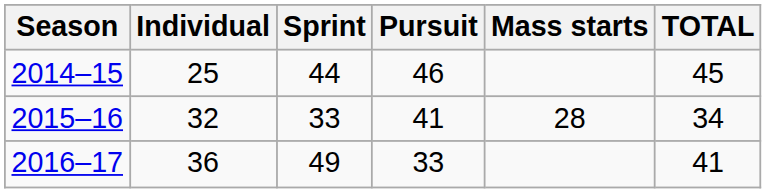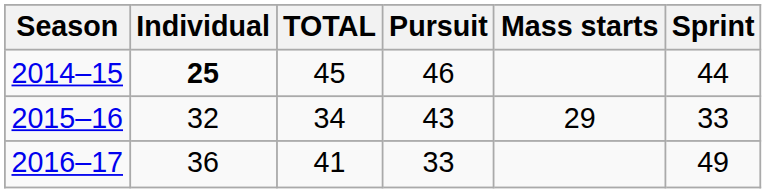columns swapped: (324, 27) <-> (708, 27)
(203, 72) normal -> (203, 72) bold
(428, 118) 41 -> (438, 118) 43
(570, 118) 28 -> (580, 118) 29
